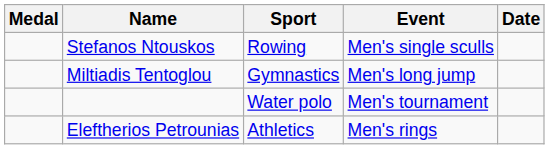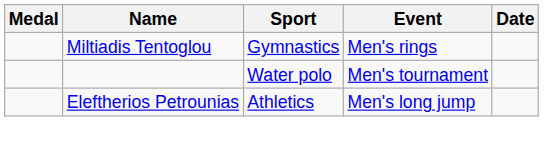- row: (141, 47)
(411, 75) Men's long jump -> (392, 47) Men's rings
(392, 130) Men's rings -> (411, 102) Men's long jump
